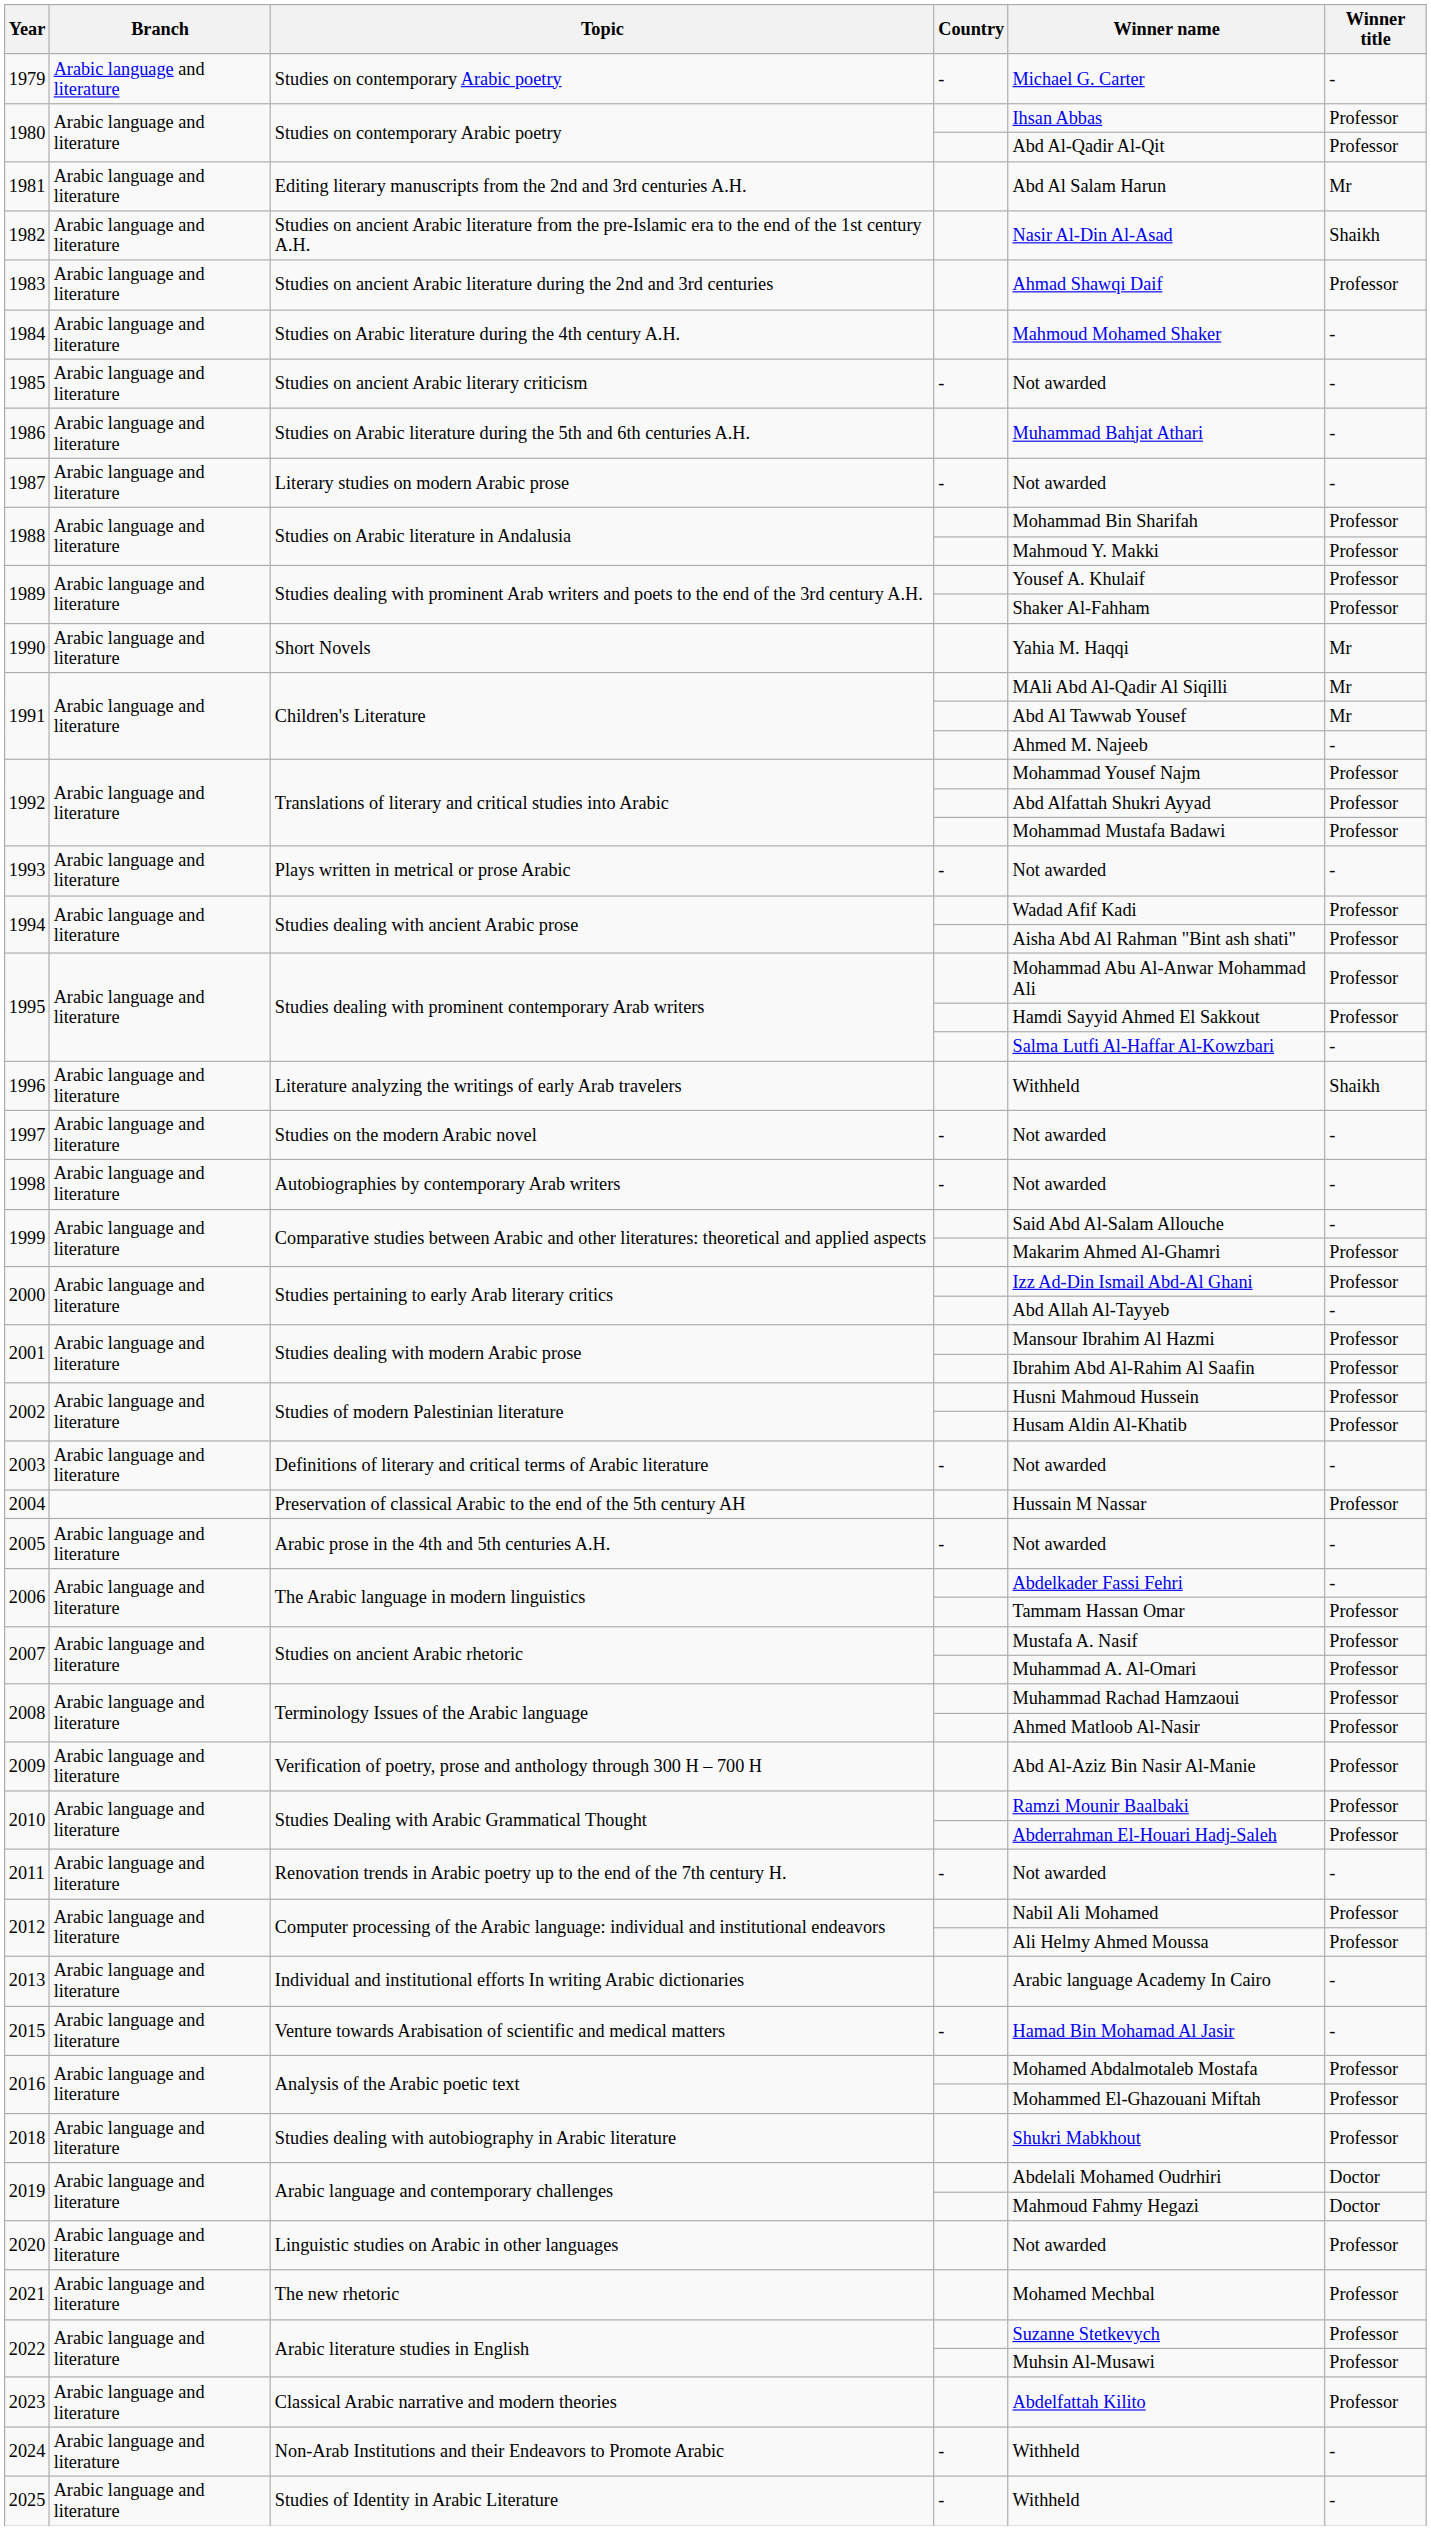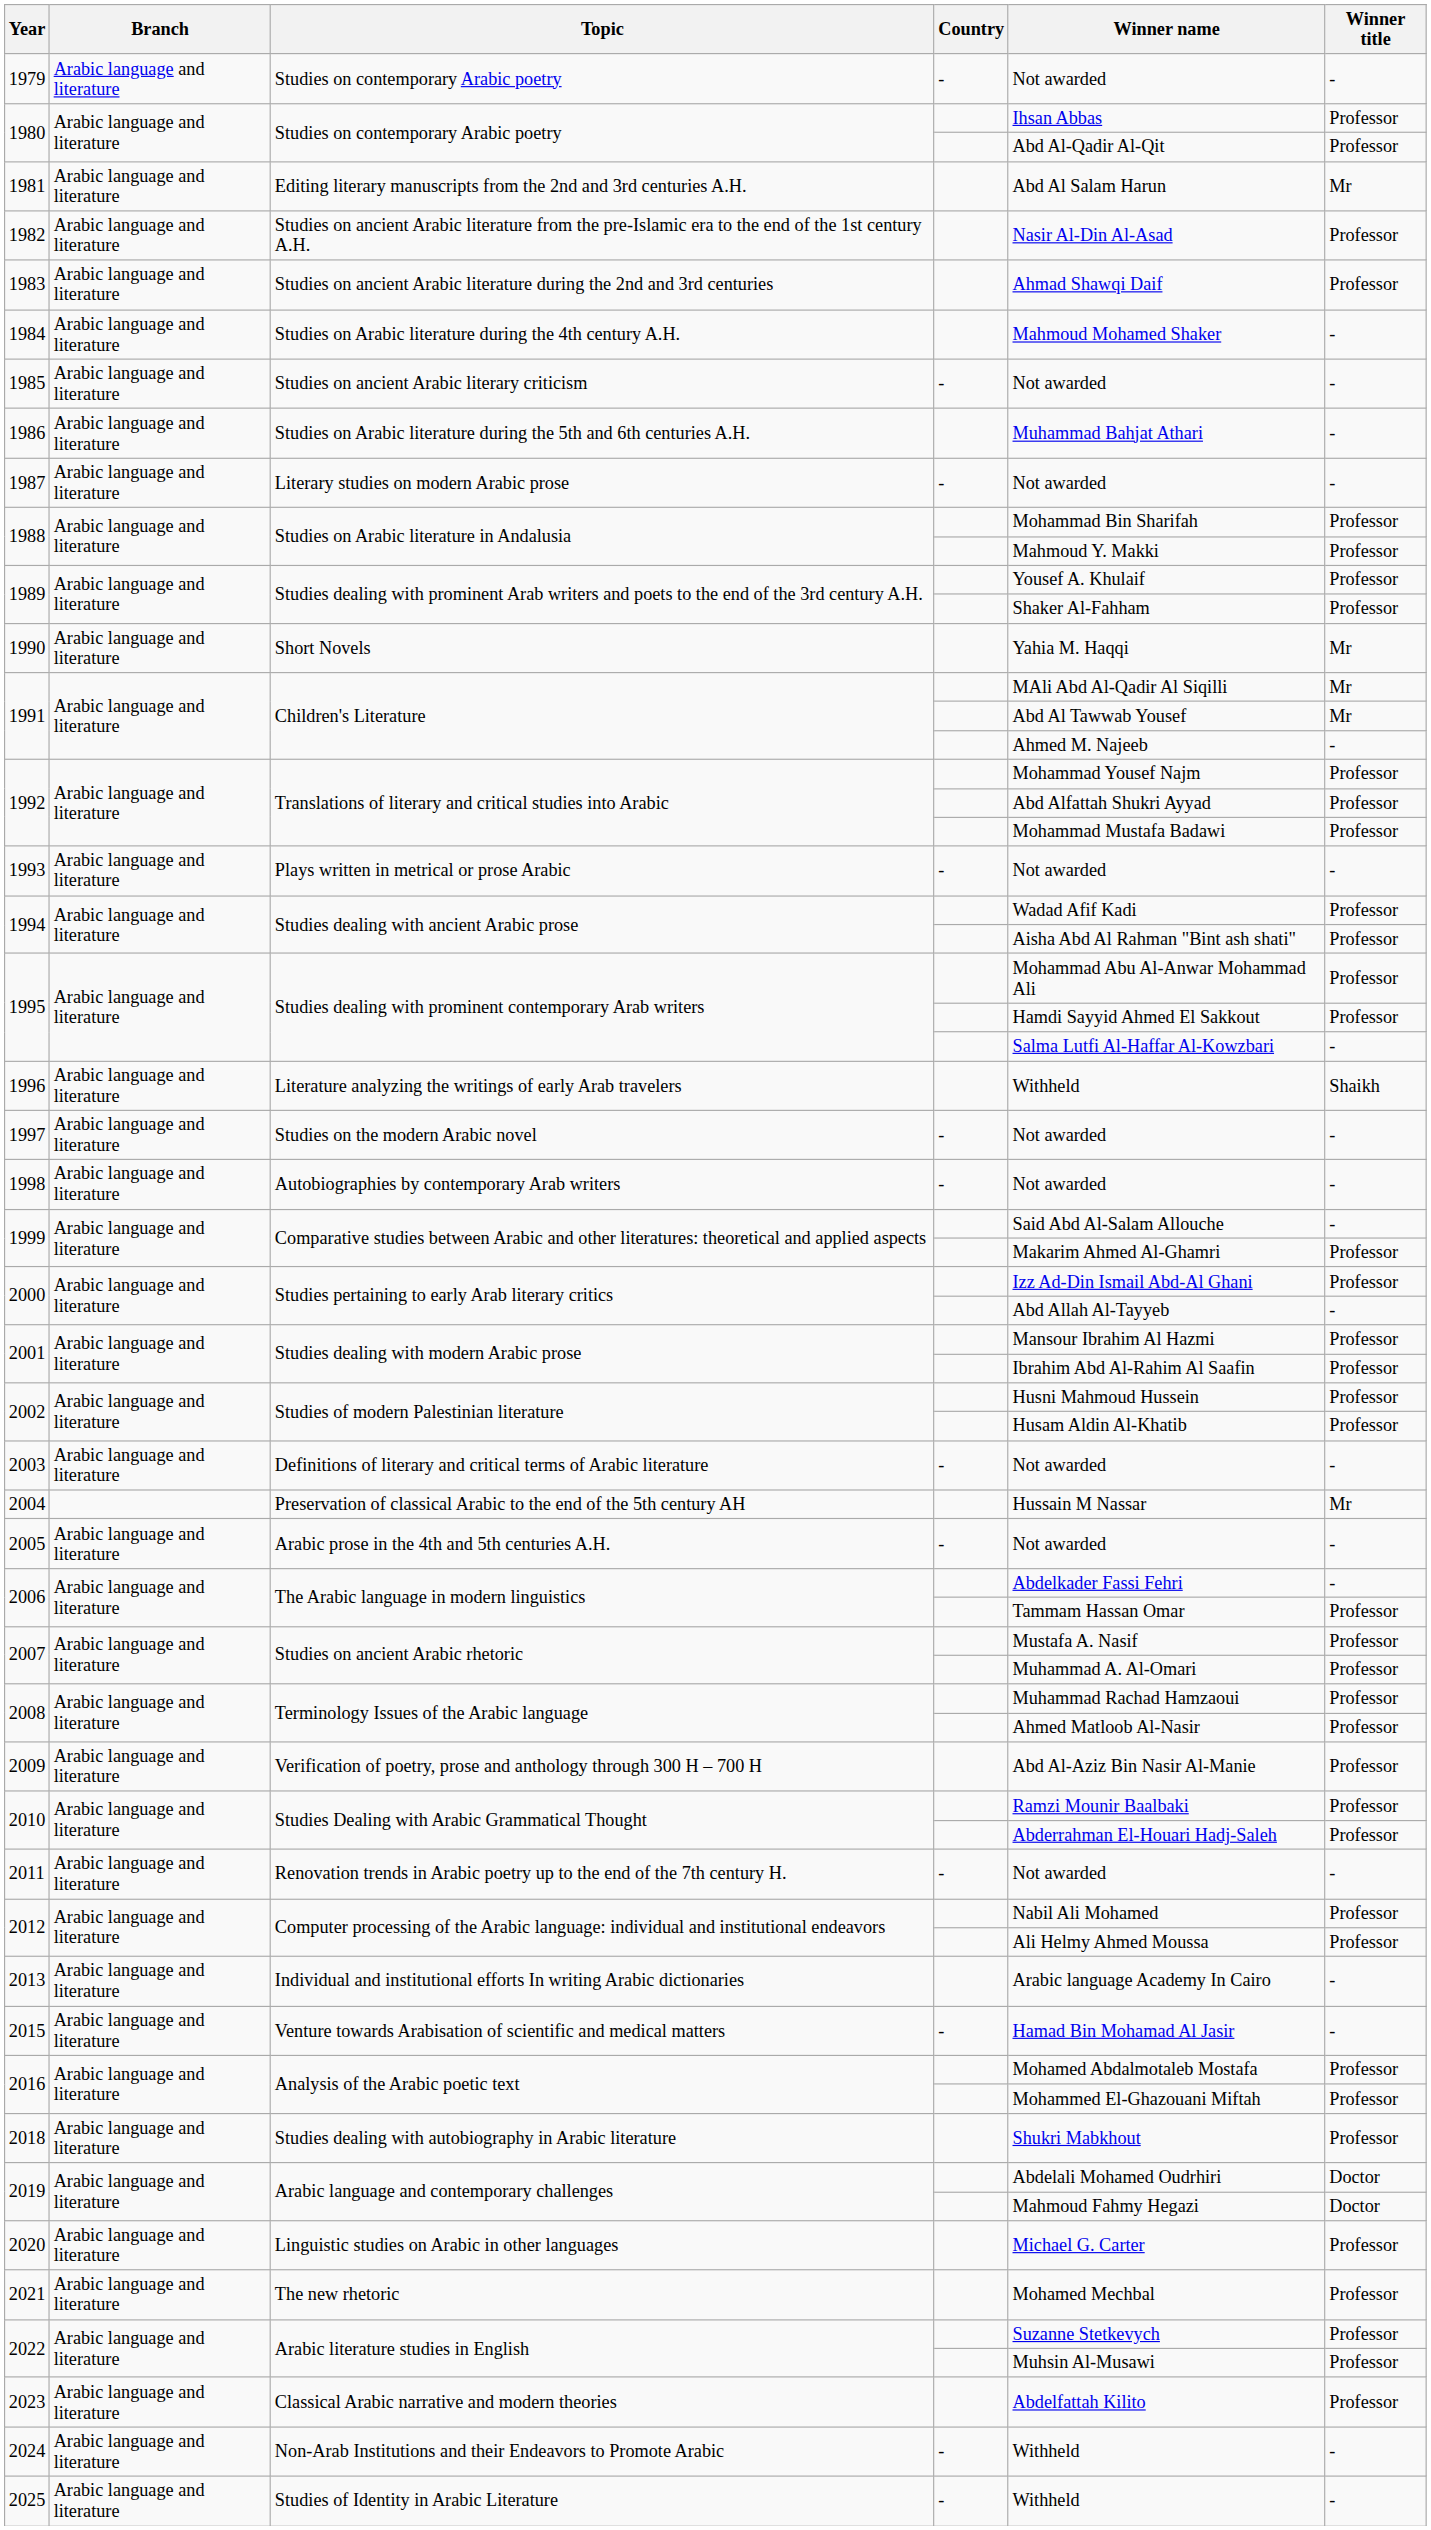(1079, 78) Michael G. Carter -> (1059, 78) Not awarded
(1355, 235) Shaikh -> (1364, 235) Professor
(1364, 1504) Professor -> (1340, 1504) Mr
(1059, 2245) Not awarded -> (1079, 2245) Michael G. Carter
